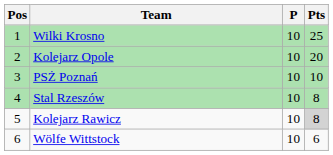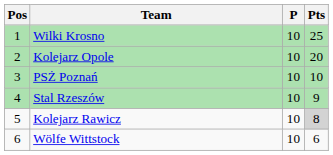(316, 98) 8 -> (316, 98) 9
